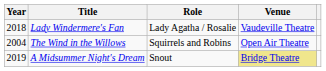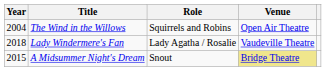rows swapped: (78, 43) <-> (77, 27)
(16, 58) 2019 -> (16, 58) 2015
